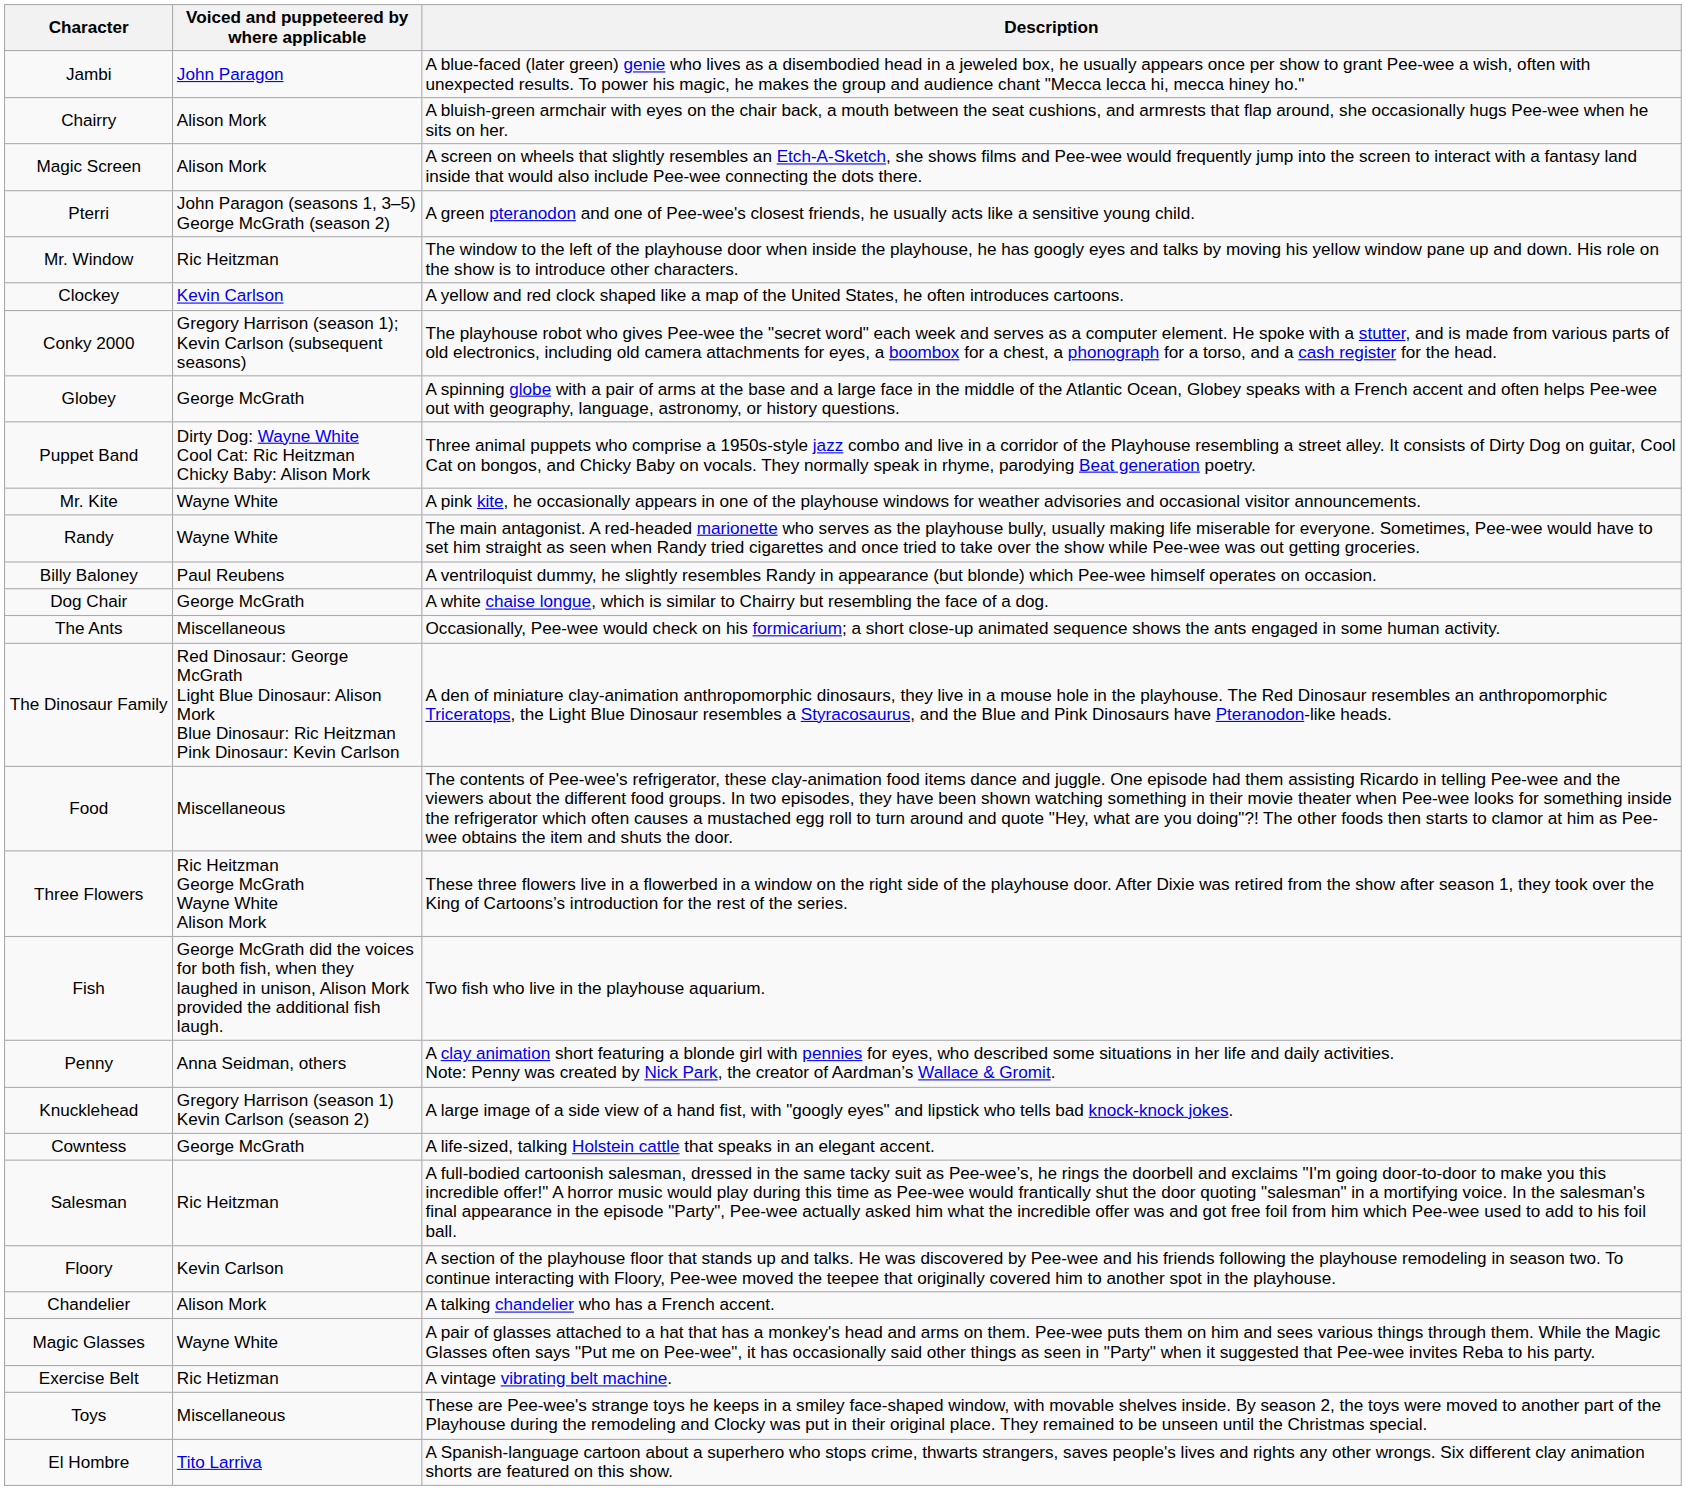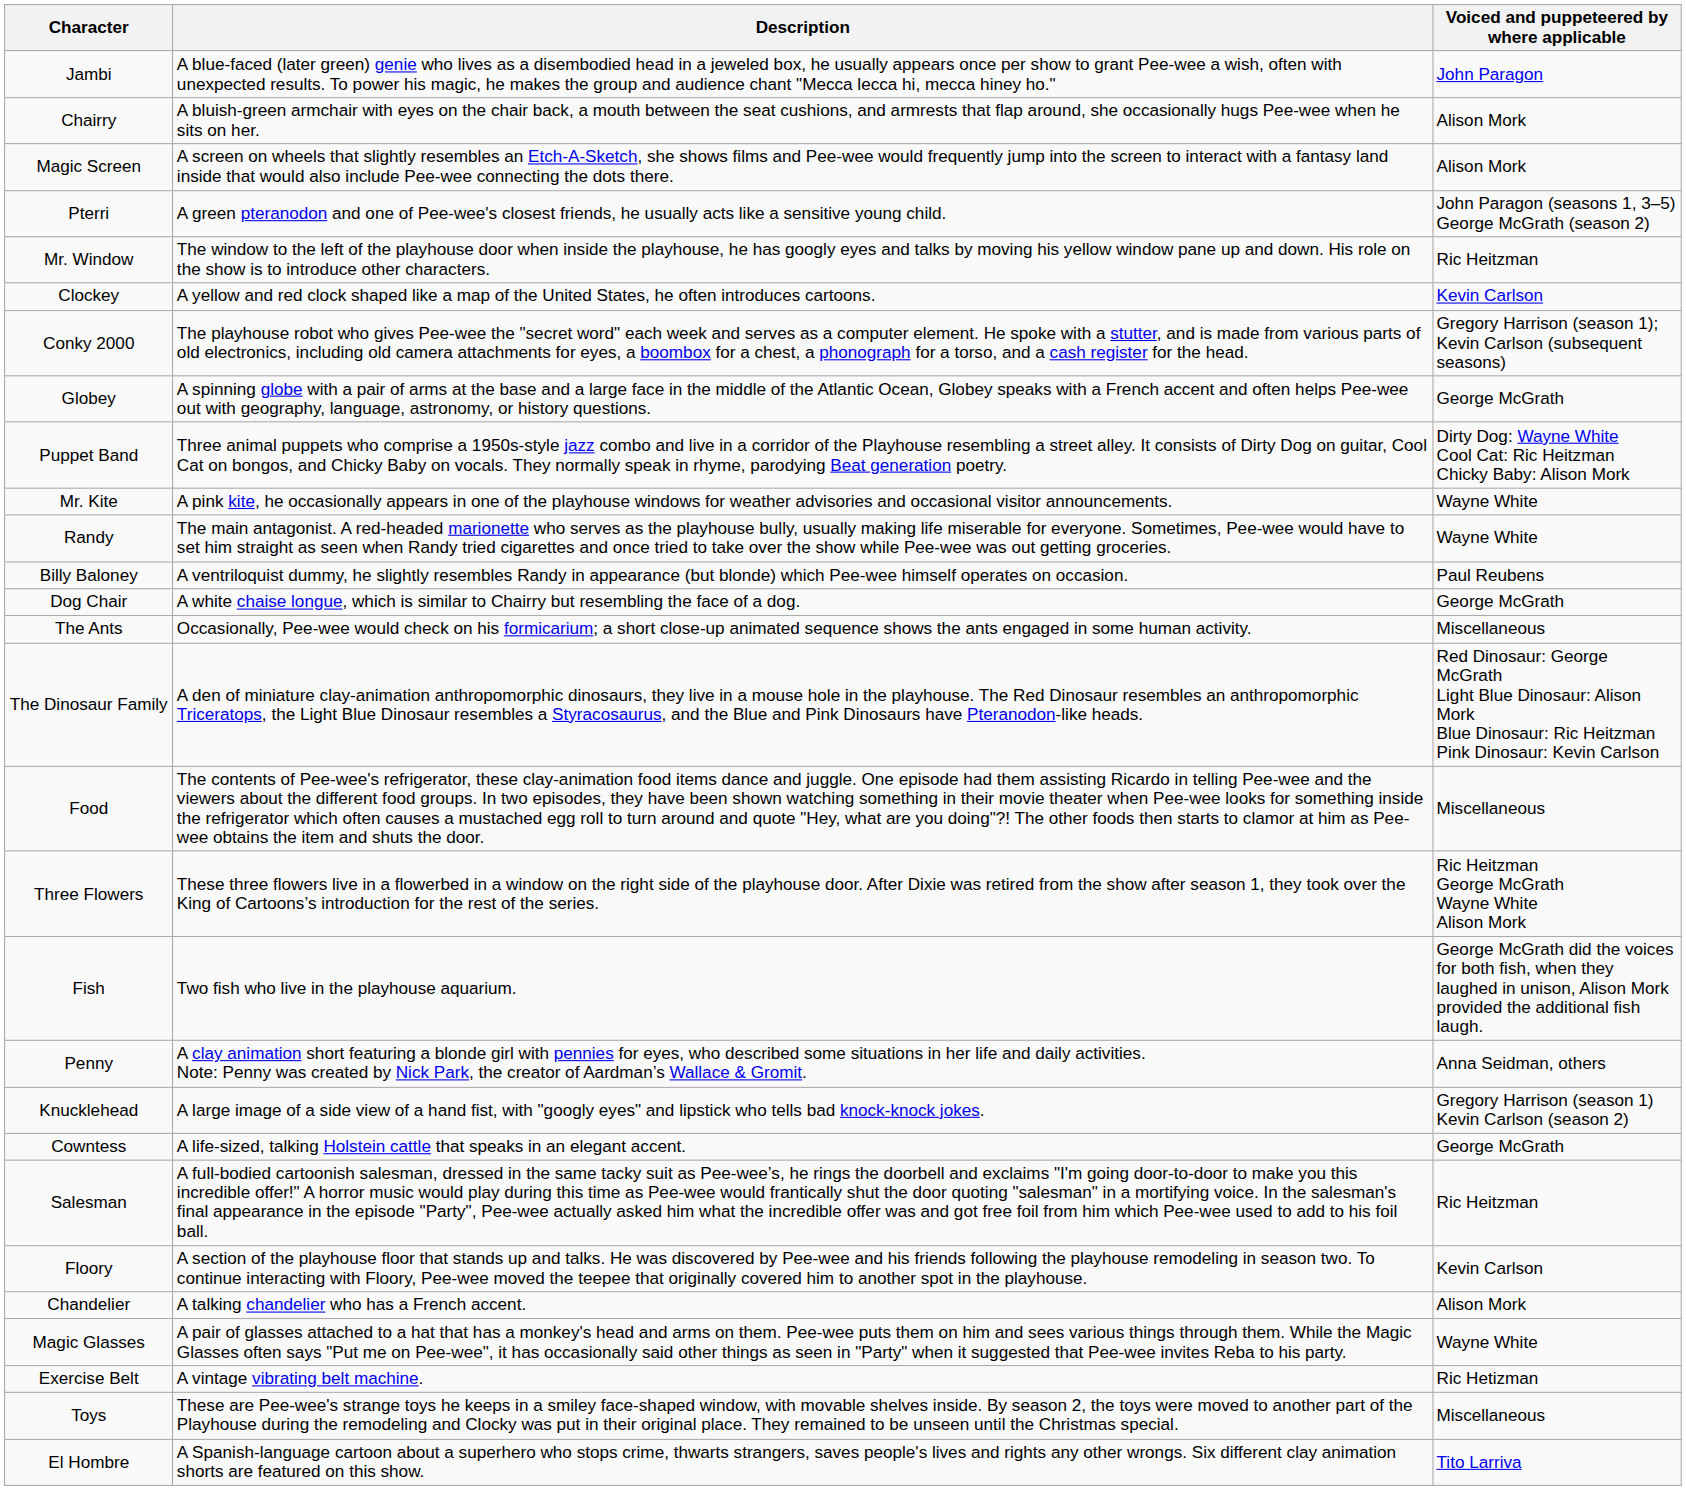columns swapped: (297, 27) <-> (1051, 27)
